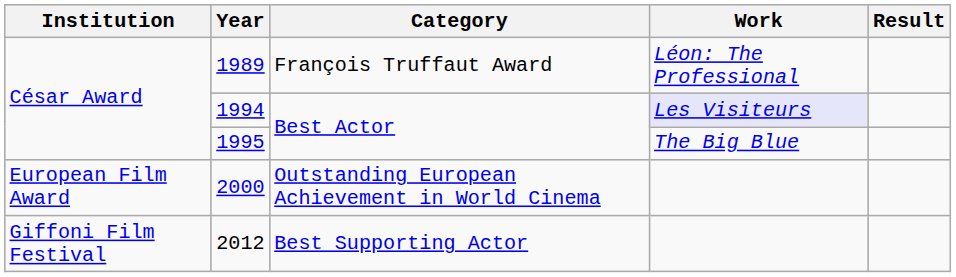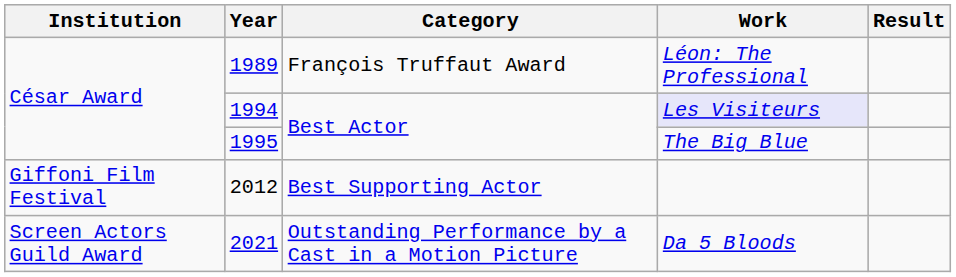- row: (240, 187)
+ row: (254, 244)
